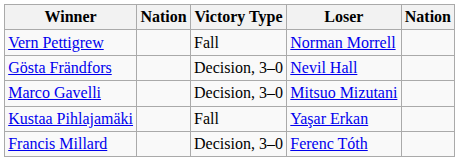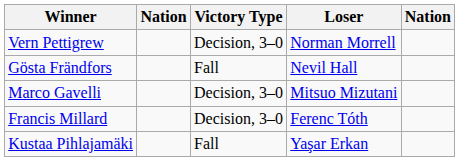(206, 42) Fall -> (238, 42) Decision, 3–0
(238, 67) Decision, 3–0 -> (206, 67) Fall
rows swapped: (58, 144) <-> (71, 118)
